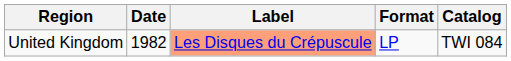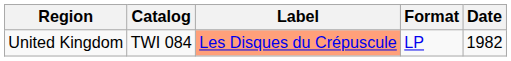columns swapped: (149, 17) <-> (472, 17)
